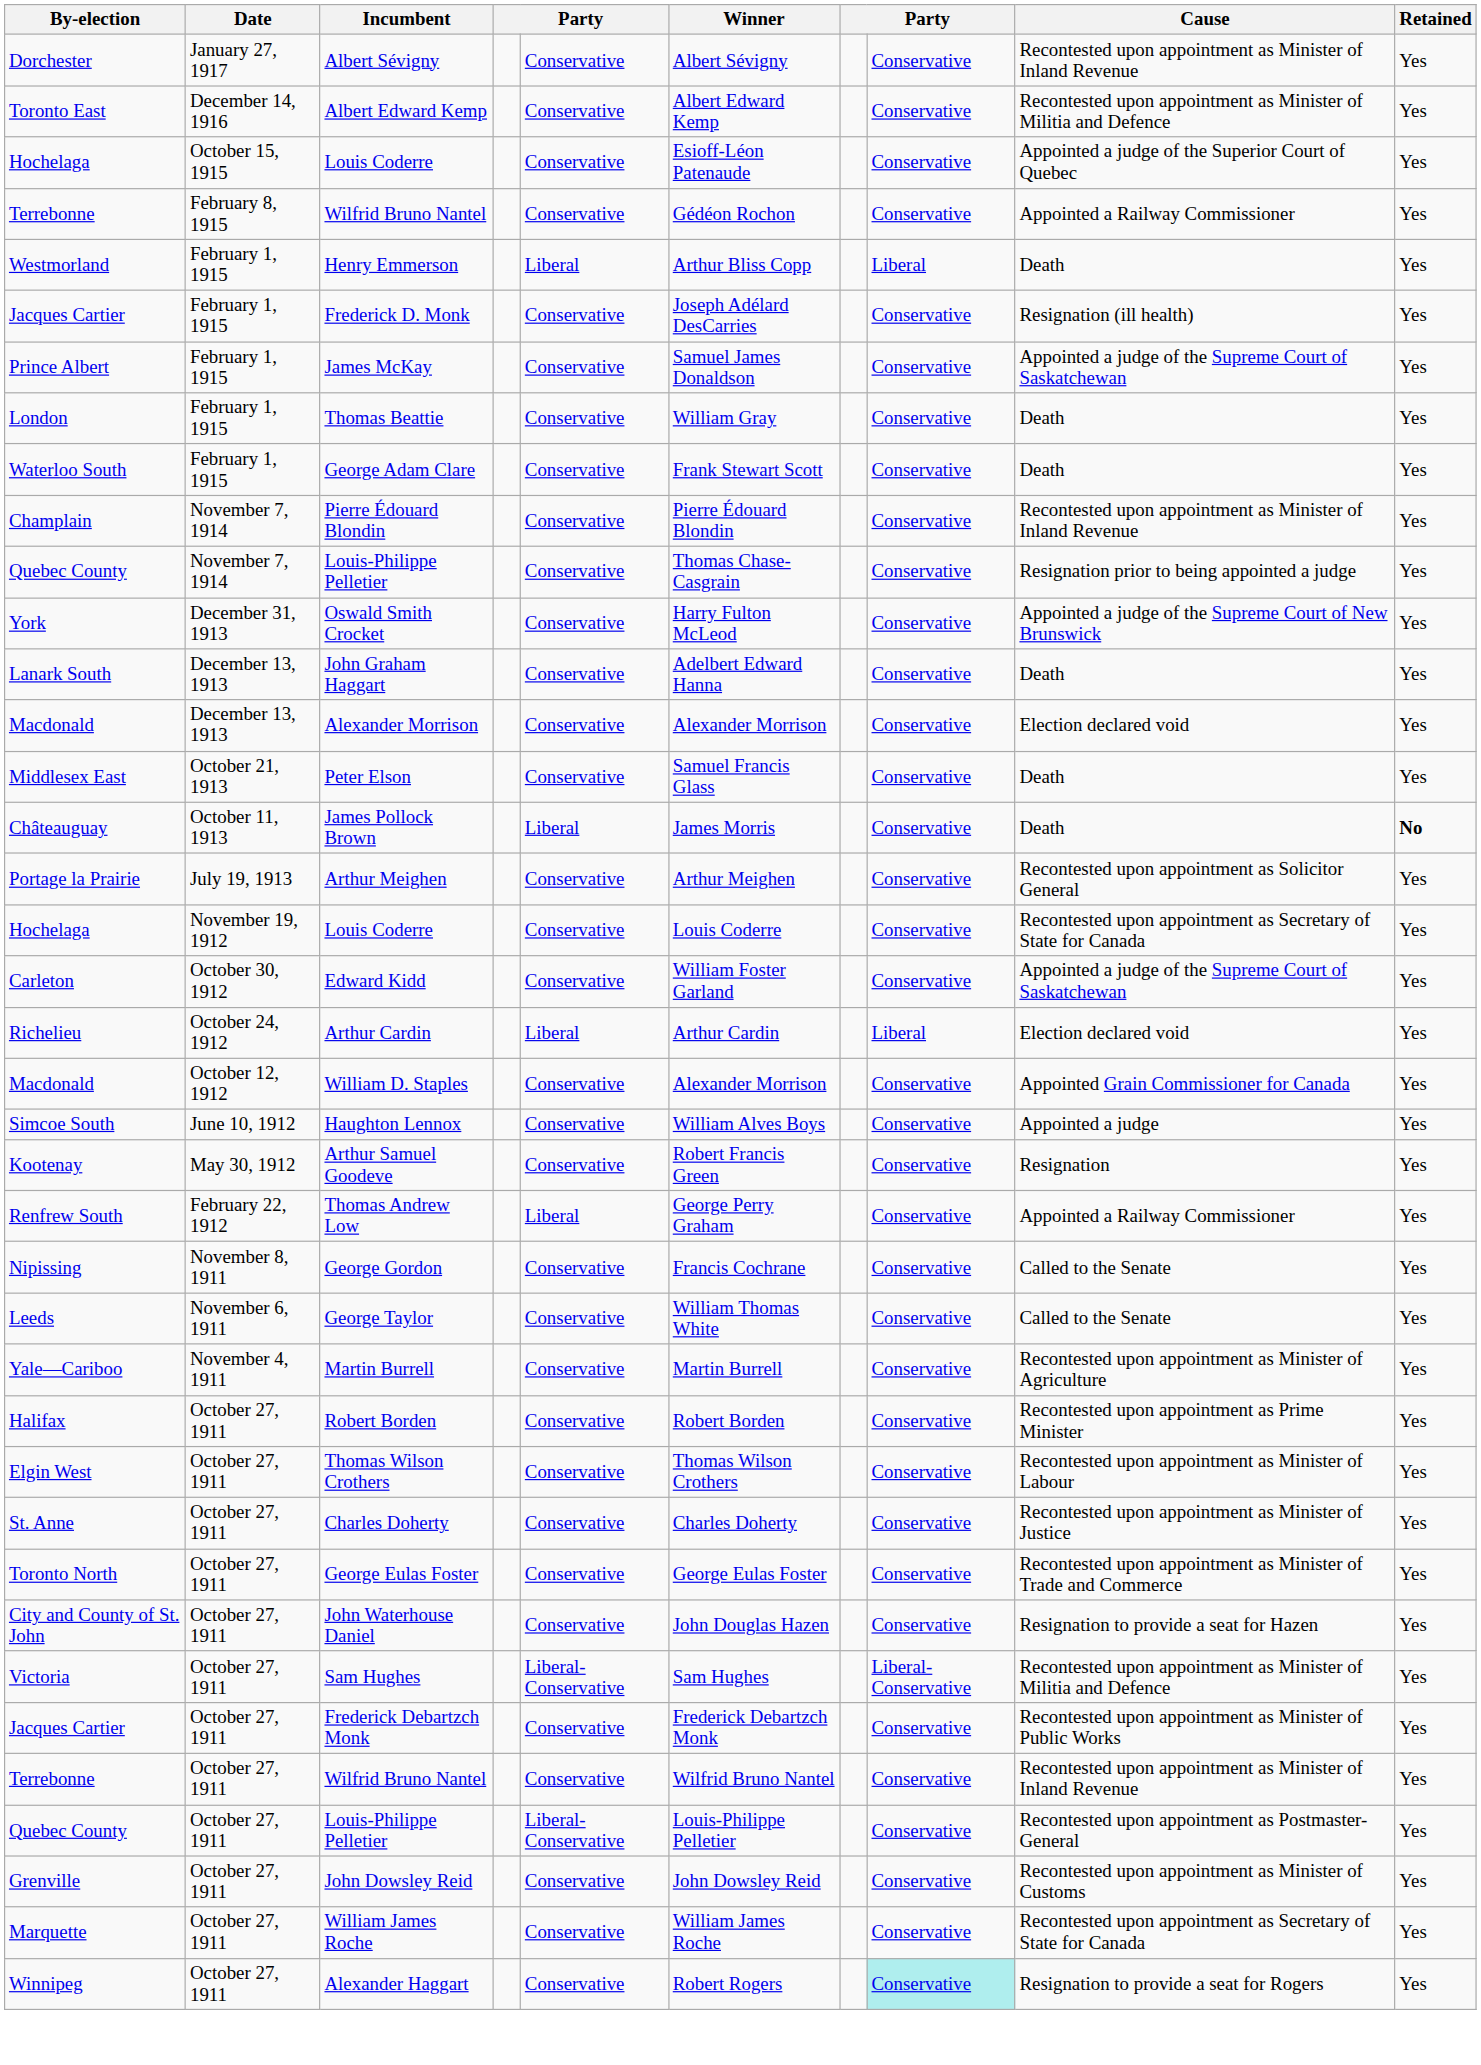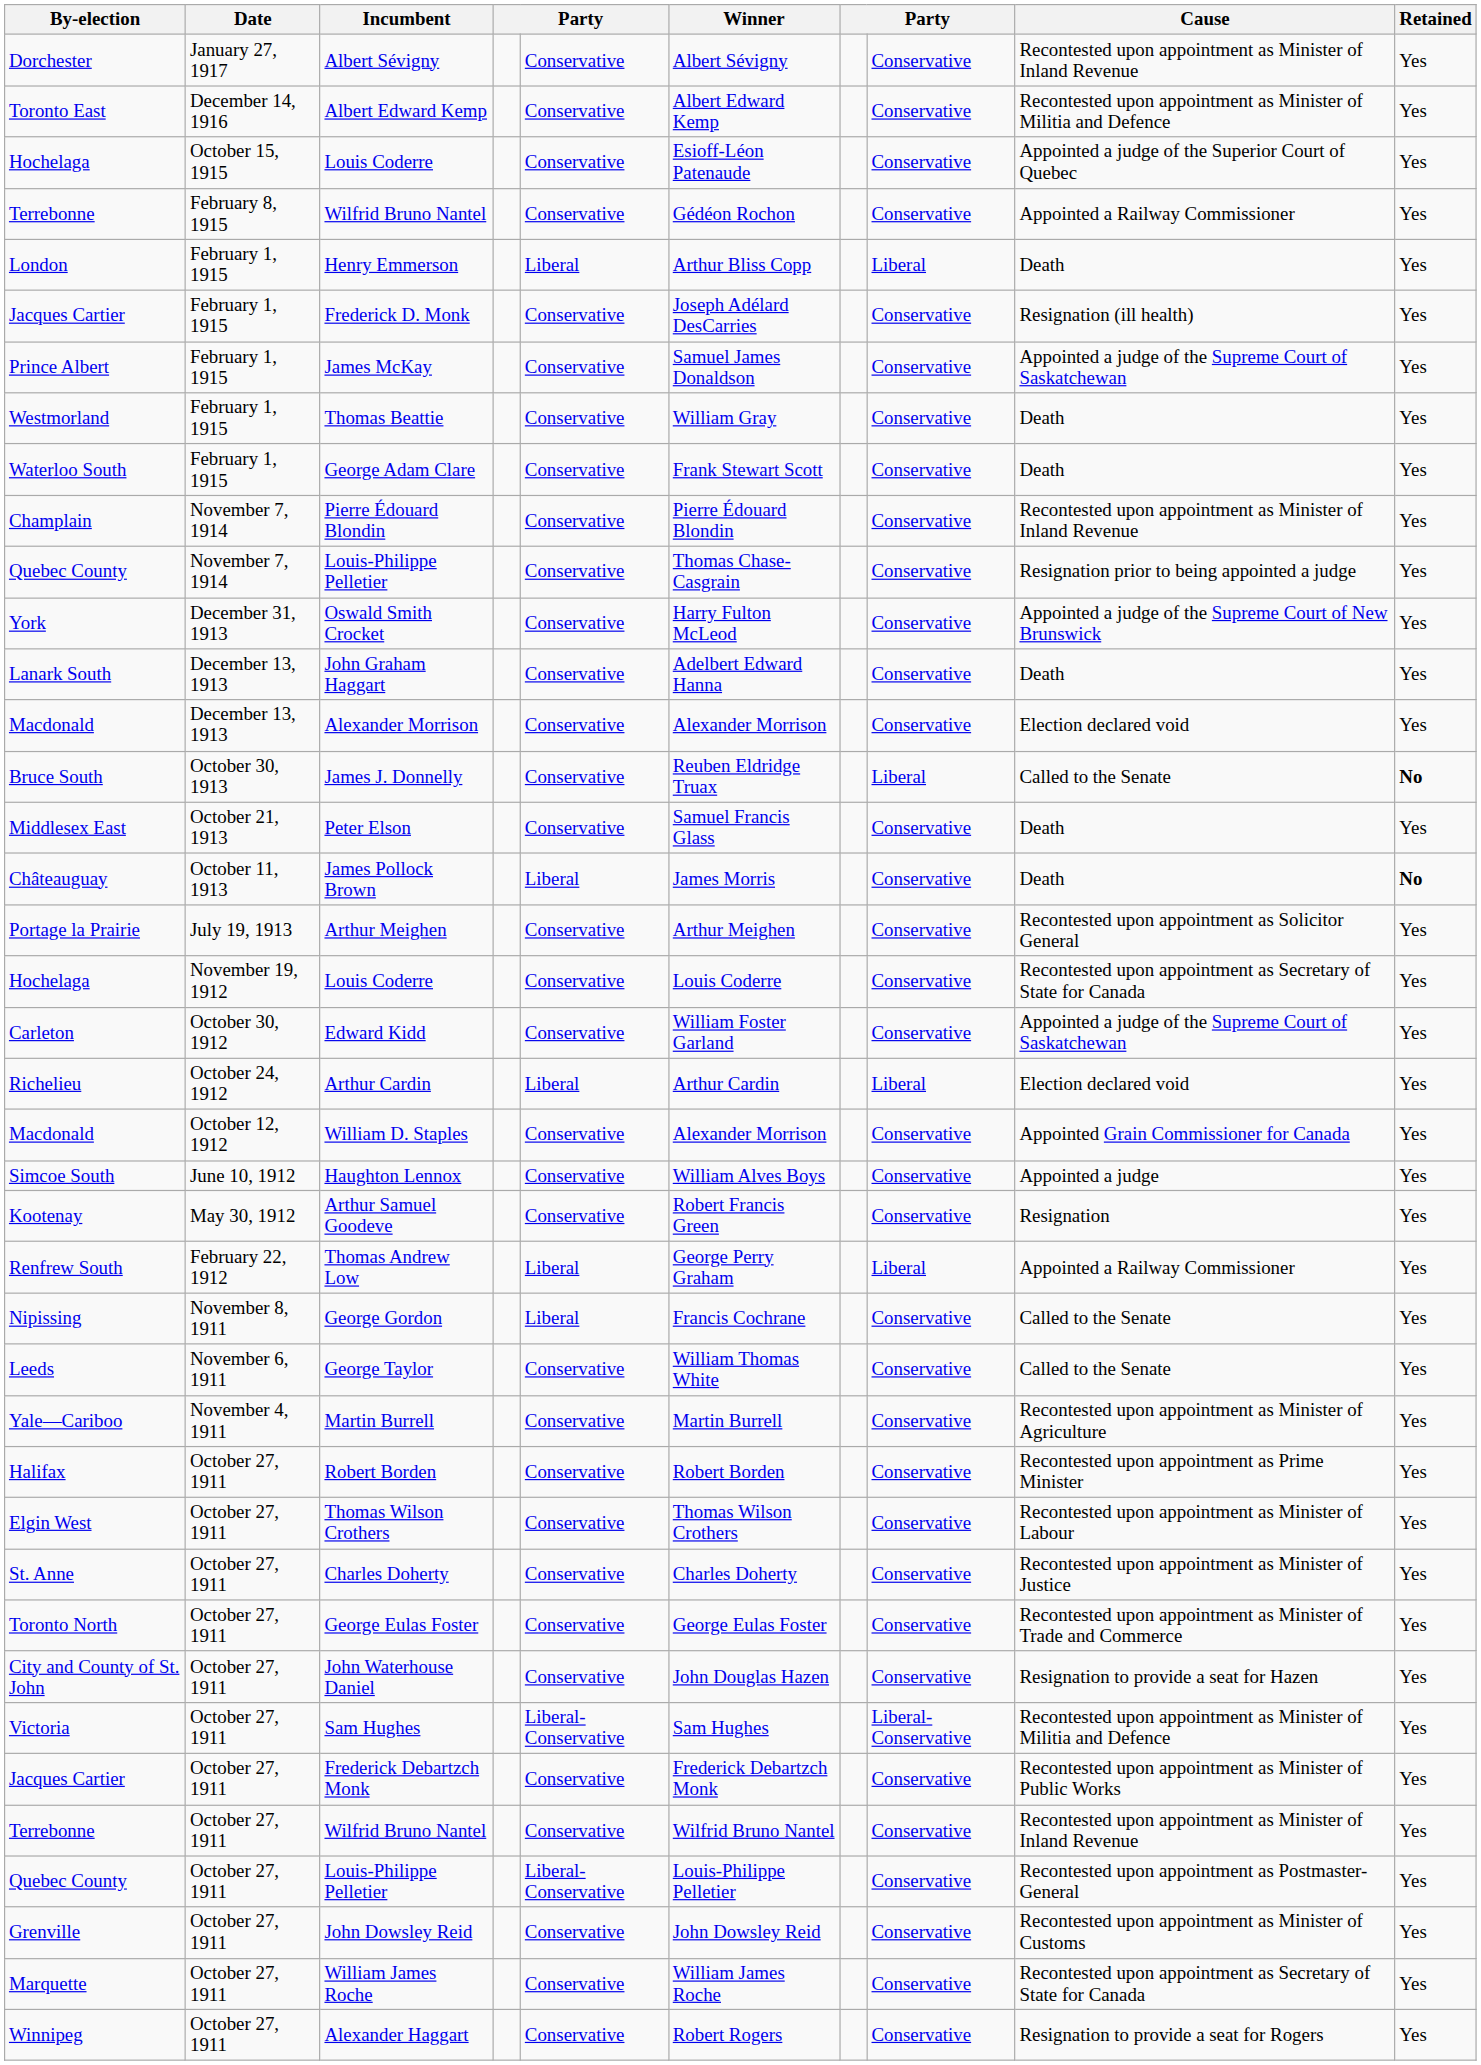(59, 264) Westmorland -> (38, 264) London
(38, 418) London -> (59, 418) Westmorland
+ row: (235, 776)
(921, 1215) Conservative -> (899, 1267) Liberal
(575, 1267) Conservative -> (552, 1318) Liberal
(921, 1983) paleturquoise background -> (921, 2034) no background
